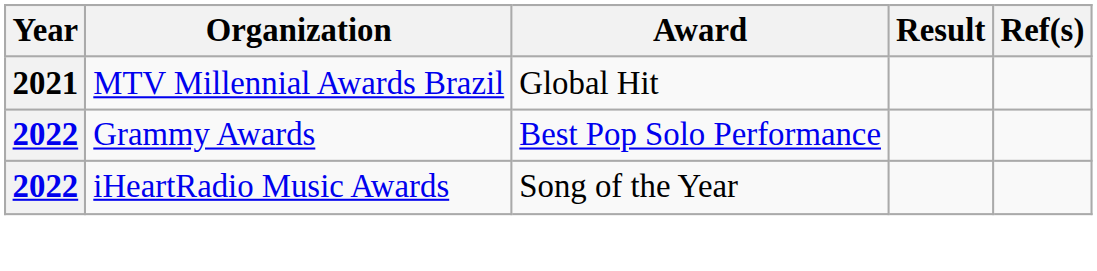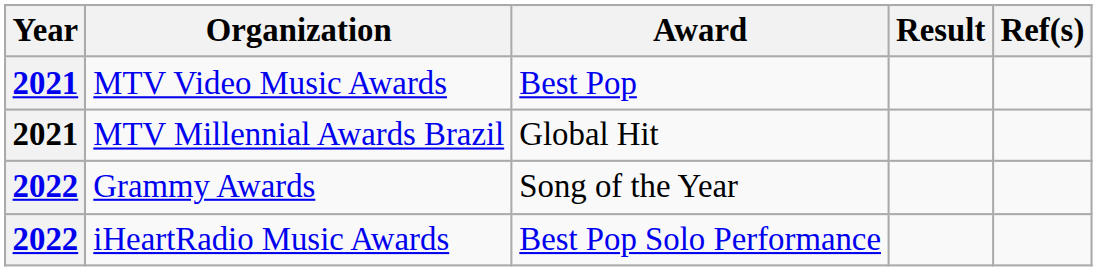+ row: (270, 82)
(700, 134) Best Pop Solo Performance -> (629, 186) Song of the Year
(629, 186) Song of the Year -> (700, 238) Best Pop Solo Performance
